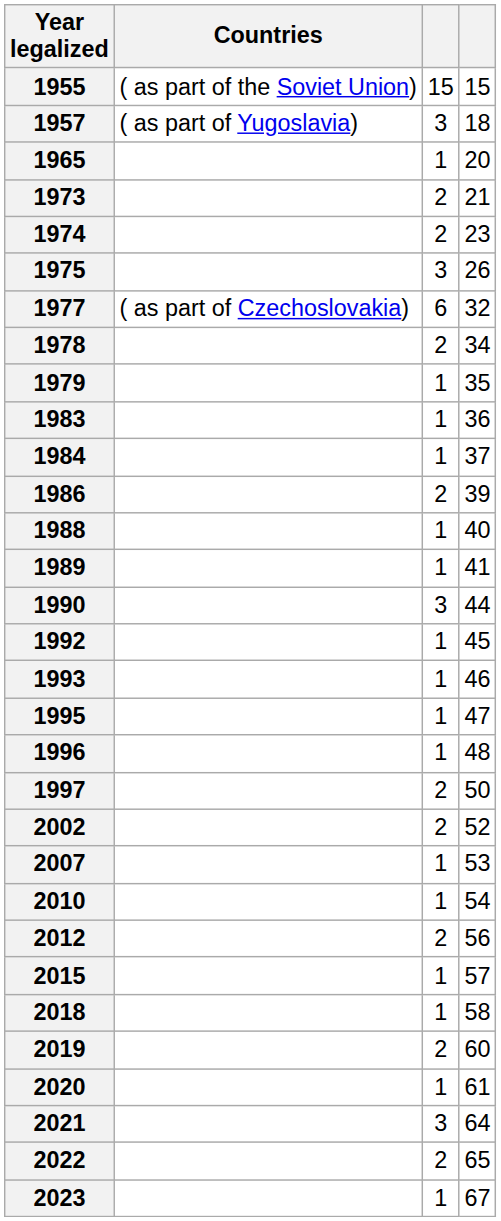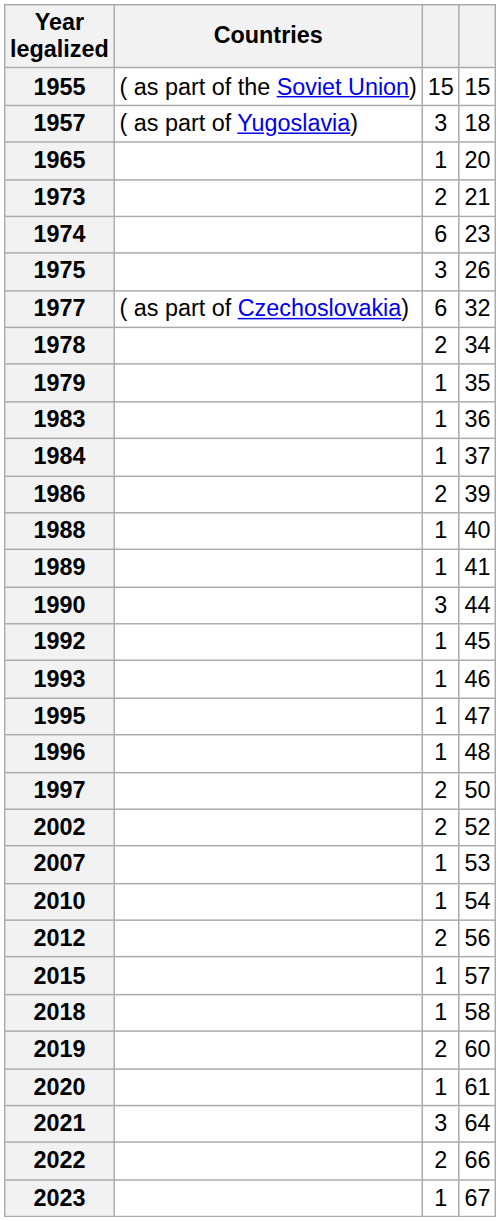(441, 234) 2 -> (441, 234) 6
(477, 1160) 65 -> (477, 1160) 66
